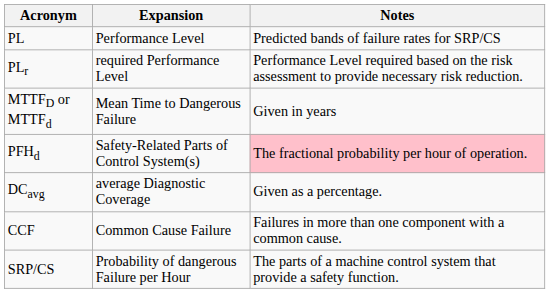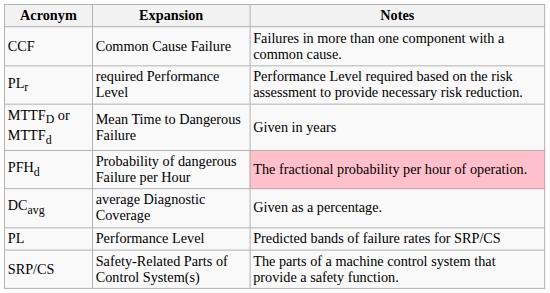rows swapped: (16, 38) <-> (21, 230)
(162, 153) Safety-Related Parts of Control System(s) -> (166, 169) Probability of dangerous Failure per Hour
(166, 269) Probability of dangerous Failure per Hour -> (162, 269) Safety-Related Parts of Control System(s)
